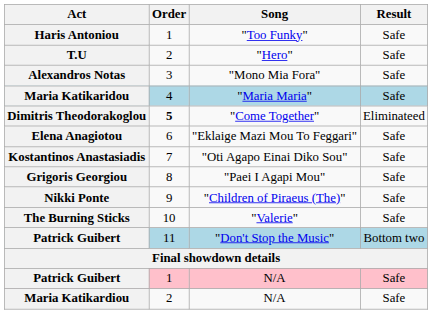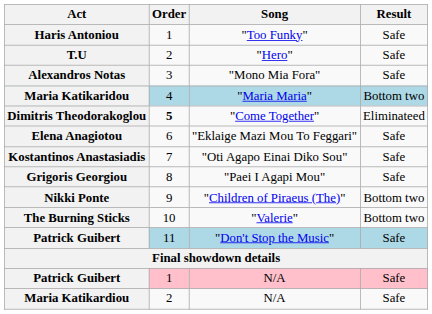(394, 95) Safe -> (394, 95) Bottom two
(394, 197) Safe -> (394, 197) Bottom two
(394, 217) Safe -> (394, 217) Bottom two
(394, 237) Bottom two -> (394, 237) Safe
